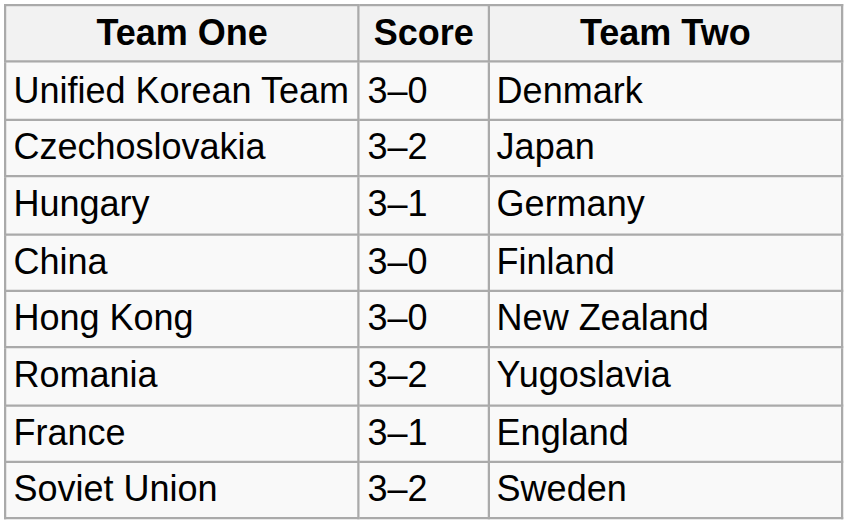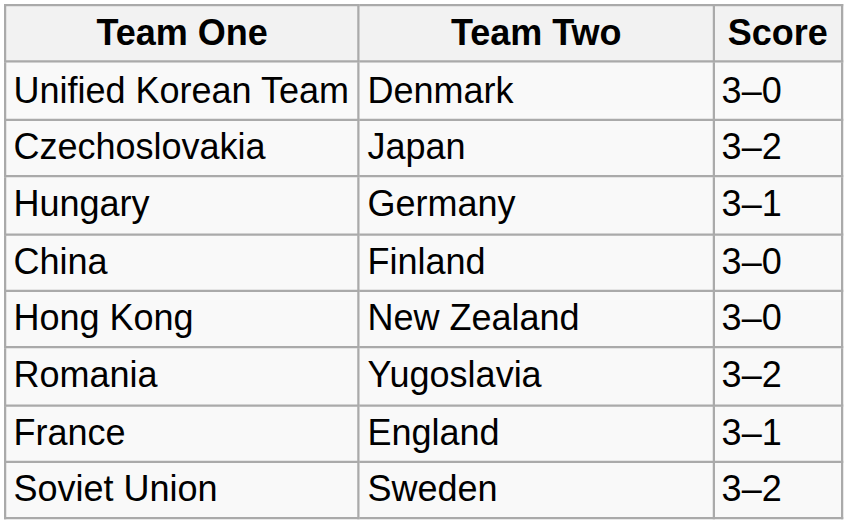columns swapped: (665, 33) <-> (424, 33)
